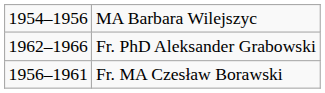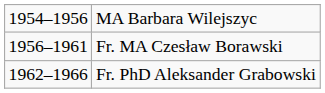rows swapped: (189, 74) <-> (206, 46)
